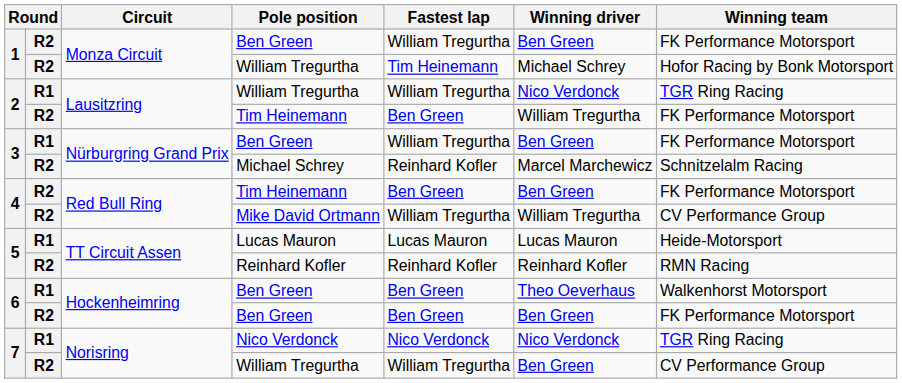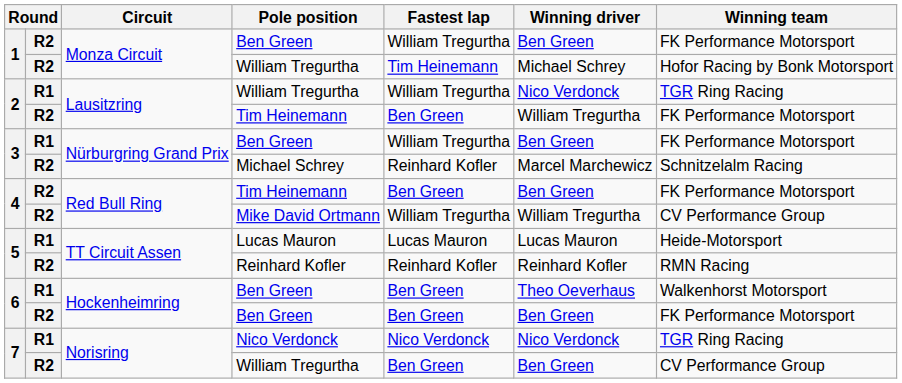(449, 365) William Tregurtha -> (426, 365) Ben Green
